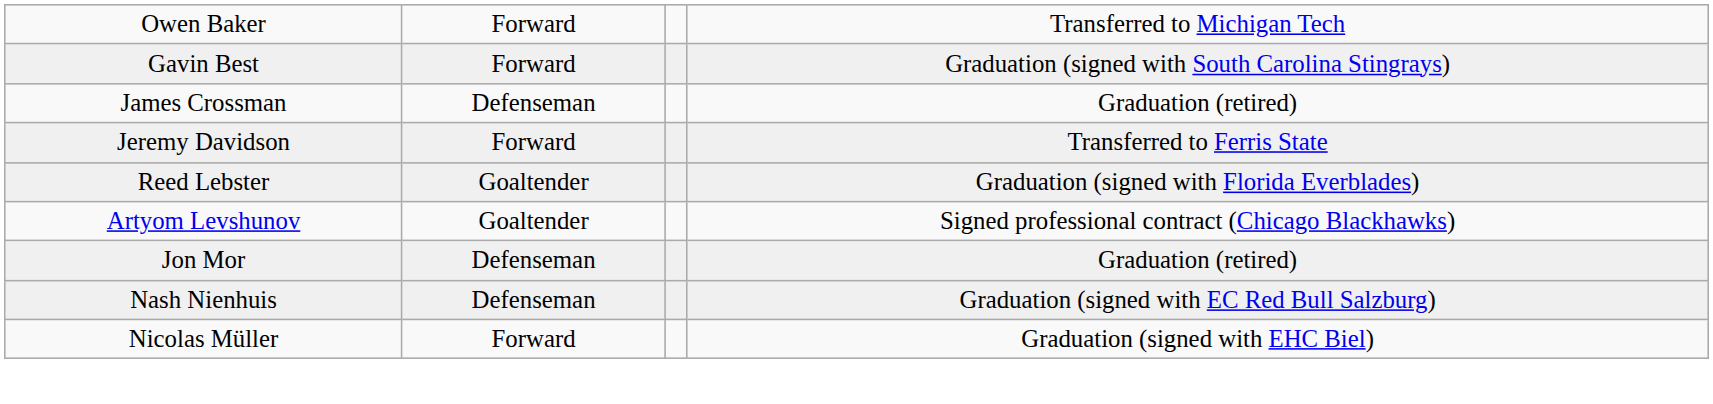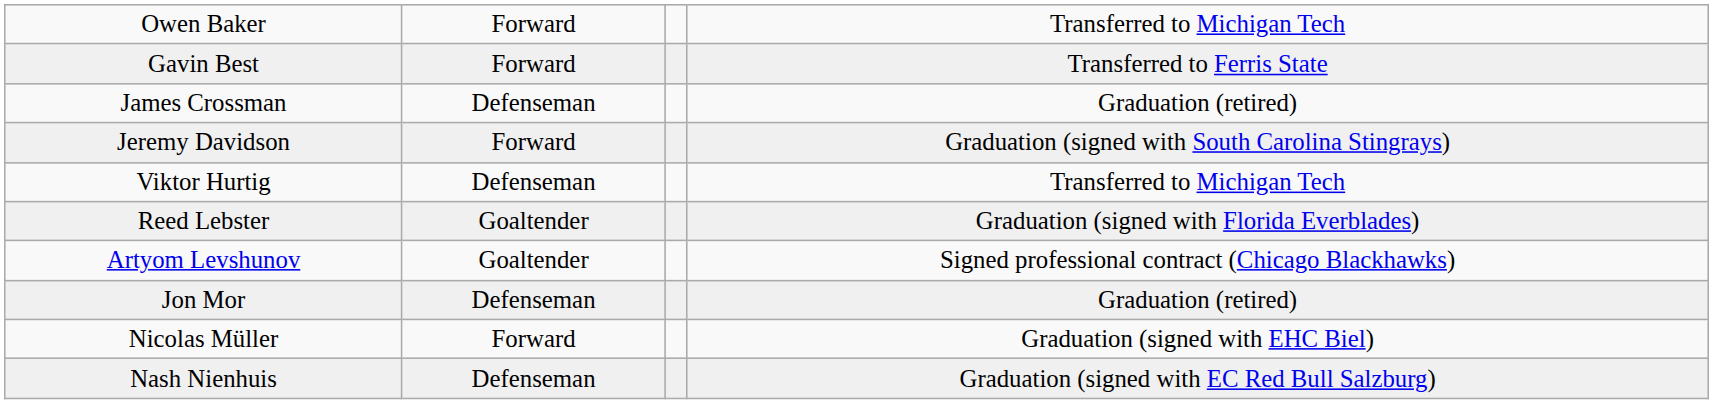(1198, 63) Graduation (signed with South Carolina Stingrays) -> (1198, 63) Transferred to Ferris State
(1198, 142) Transferred to Ferris State -> (1198, 142) Graduation (signed with South Carolina Stingrays)
+ row: (204, 181)
rows swapped: (204, 338) <-> (204, 299)
